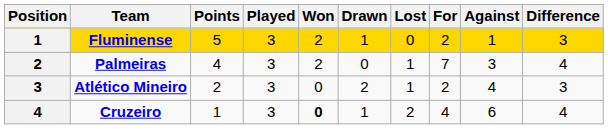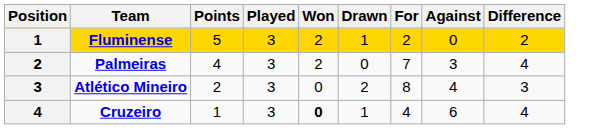- column: (410, 16)
(492, 40) 1 -> (453, 40) 0
(563, 40) 3 -> (524, 40) 2
(445, 87) 2 -> (407, 87) 8
